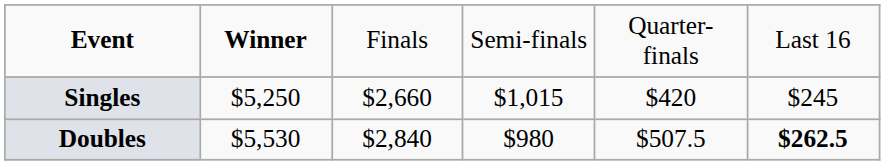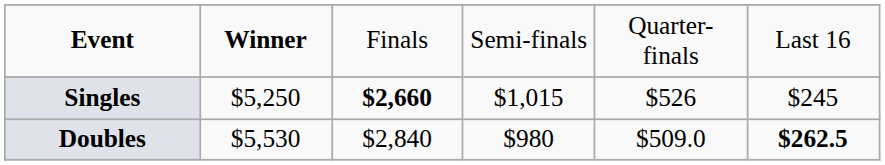(397, 97) normal -> (397, 97) bold
(671, 97) $420 -> (671, 97) $526
(671, 139) $507.5 -> (671, 139) $509.0
